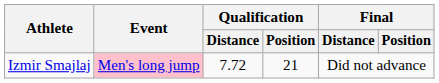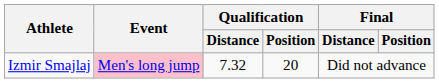(233, 65) 7.72 -> (233, 65) 7.32
(291, 65) 21 -> (291, 65) 20
